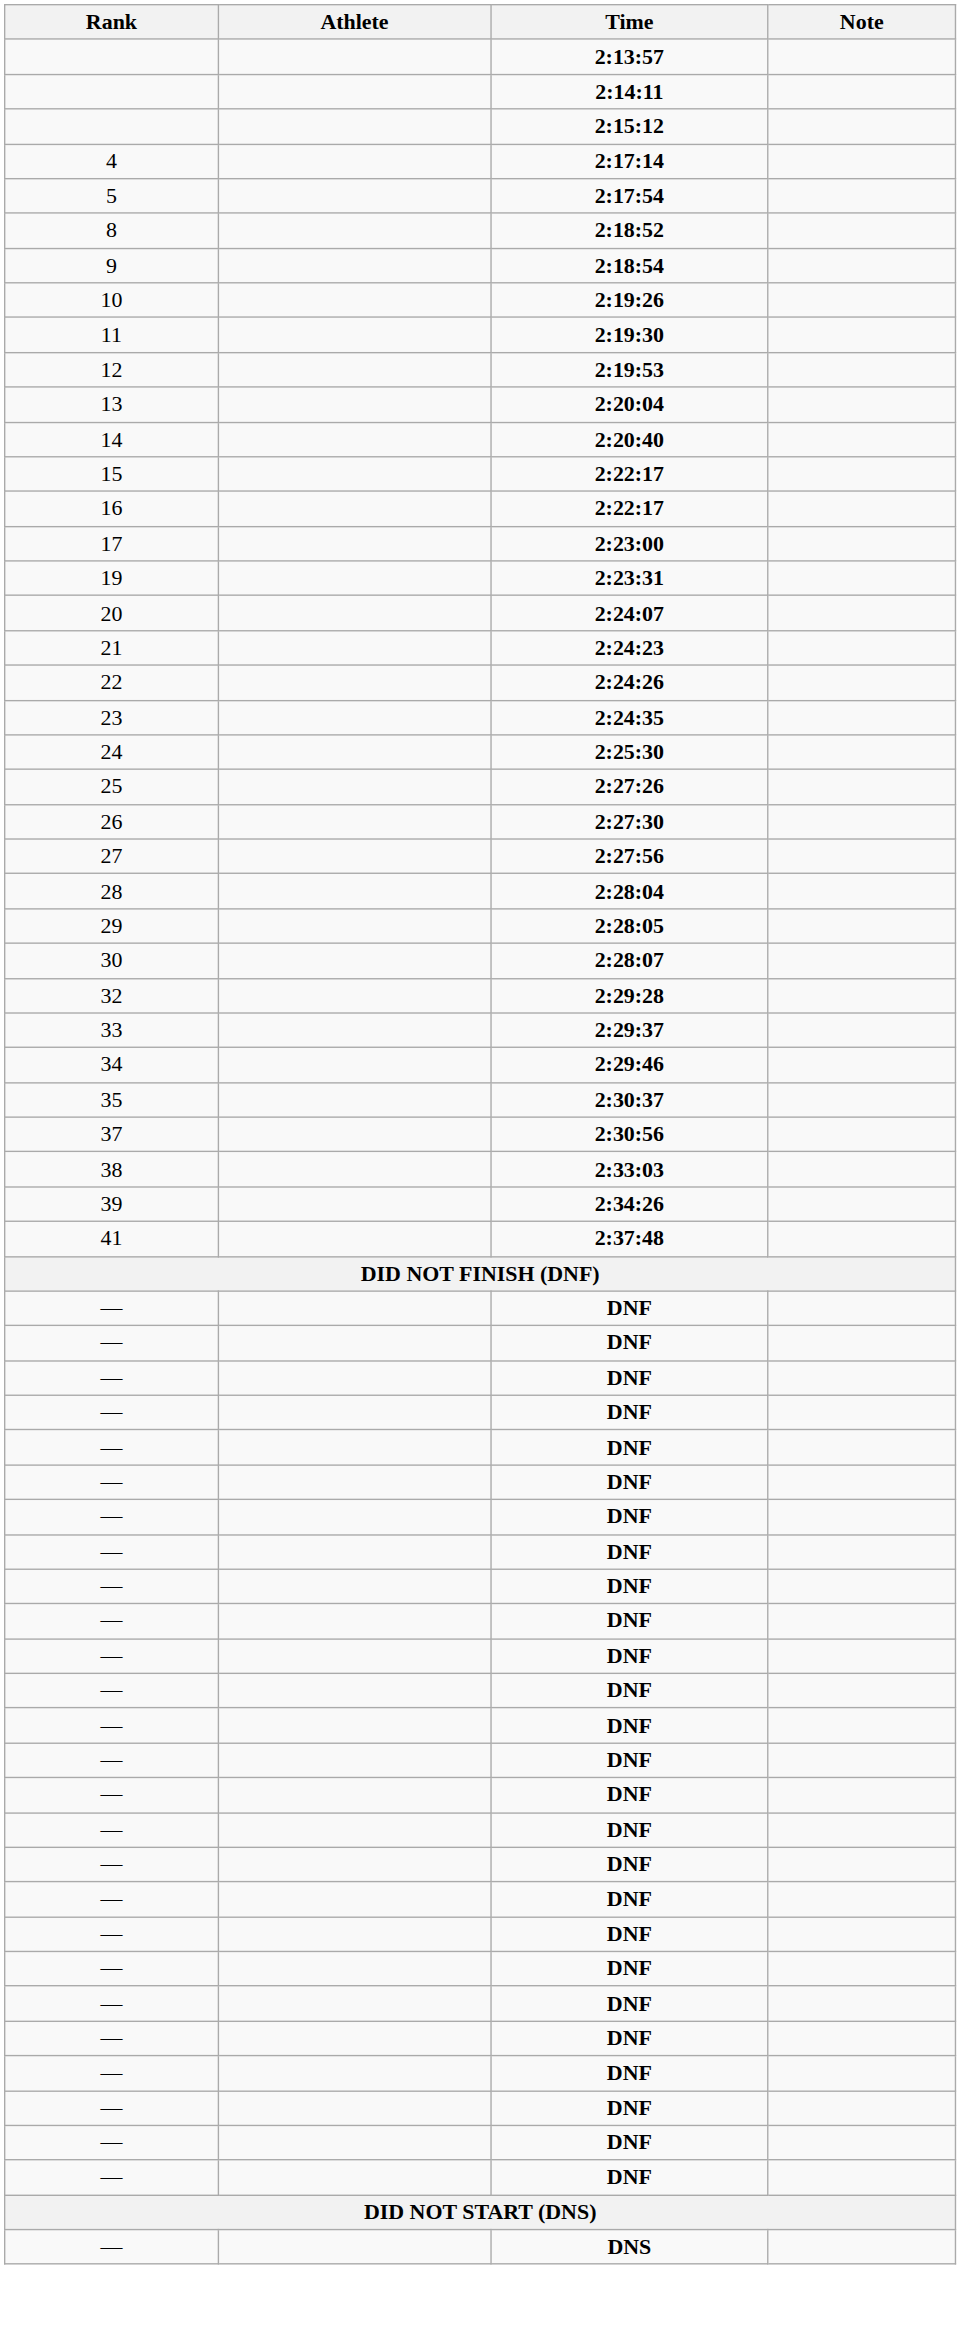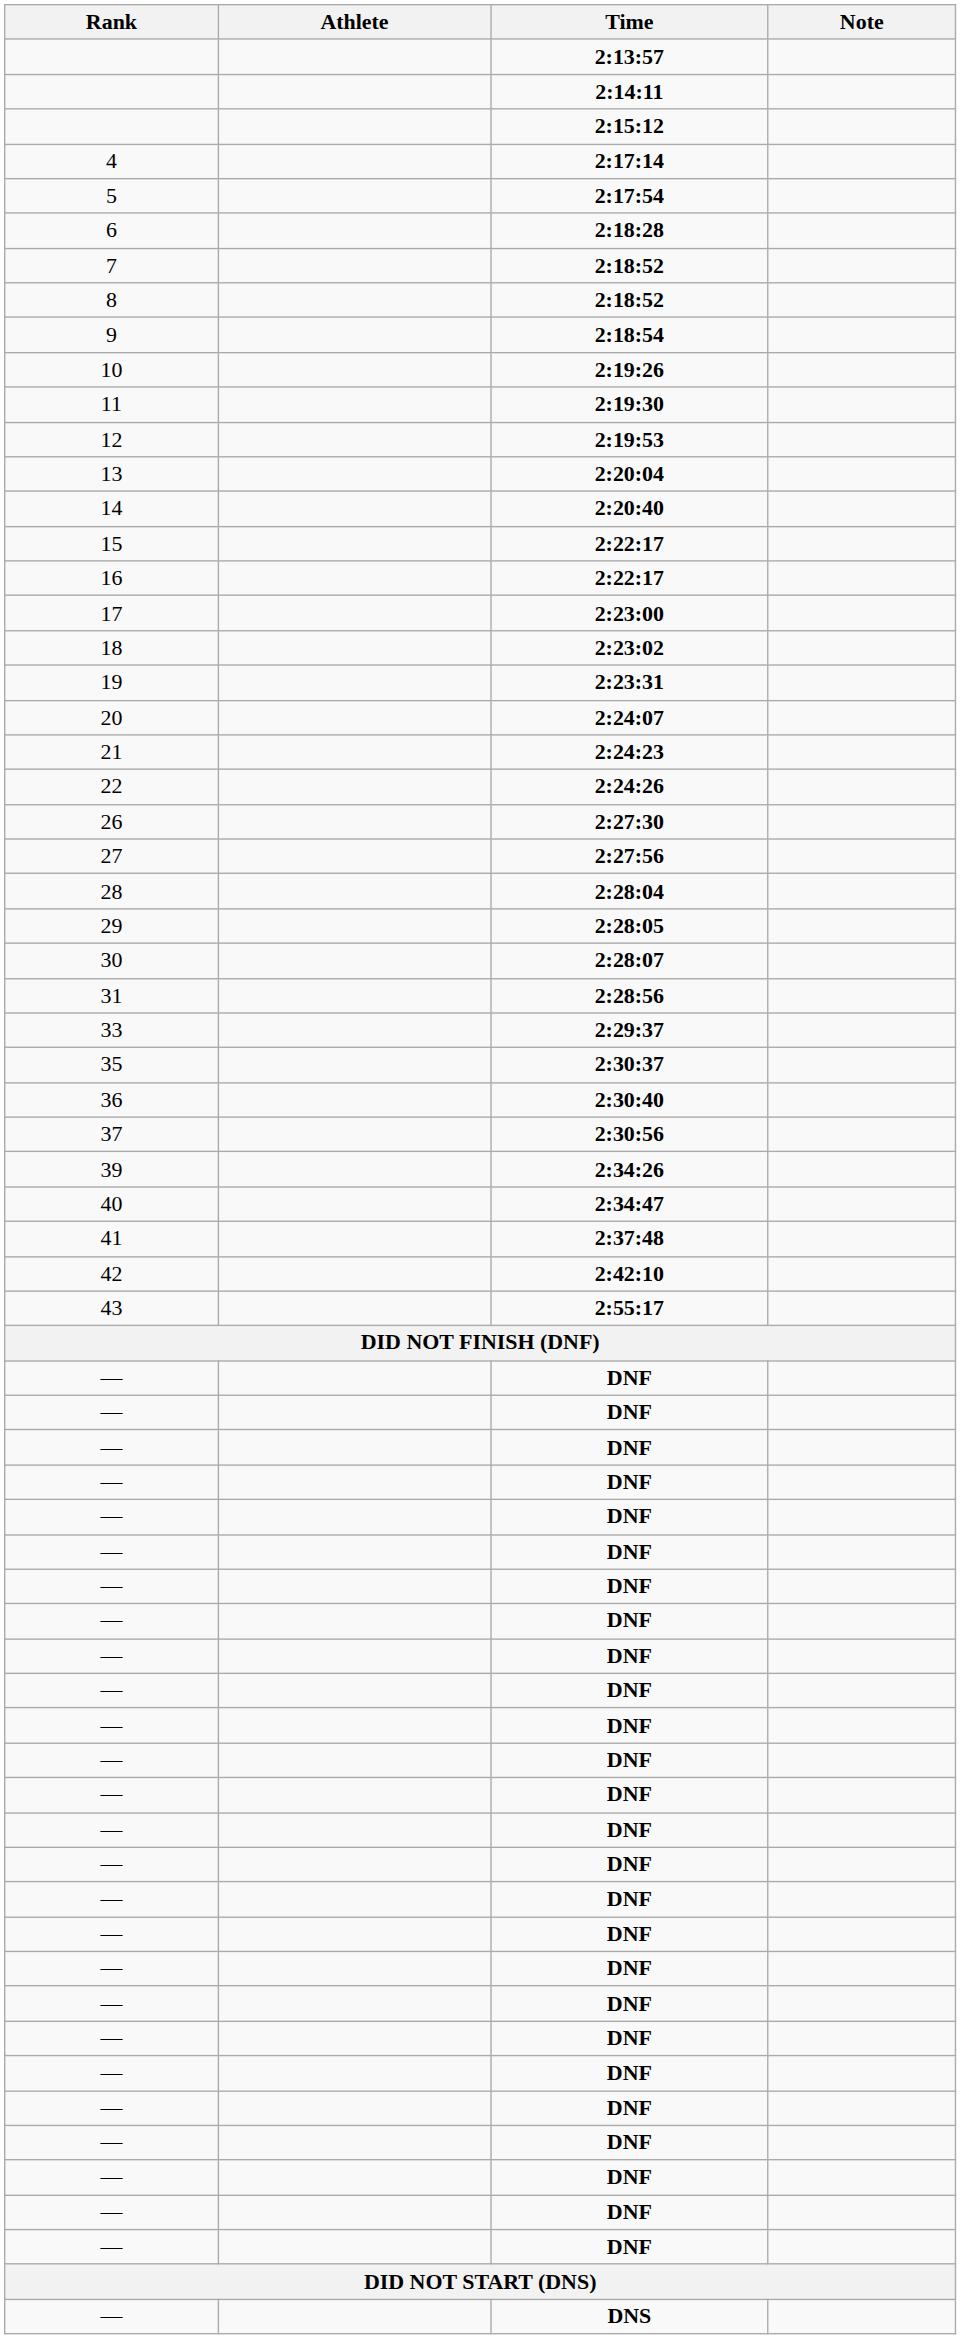+ row: (111, 230)
+ row: (111, 265)
+ row: (111, 647)
- row: (111, 717)
- row: (111, 751)
- row: (111, 786)
+ row: (111, 995)
- row: (111, 995)
- row: (111, 1064)
+ row: (111, 1099)
- row: (111, 1169)
+ row: (111, 1203)
+ row: (111, 1273)
+ row: (111, 1308)
